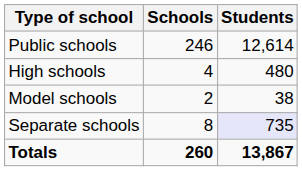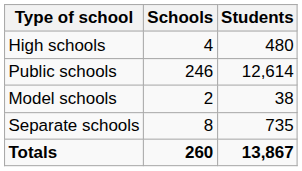rows swapped: (63, 44) <-> (57, 71)
(280, 125) lavender background -> (280, 125) no background
